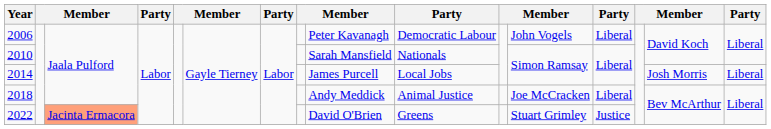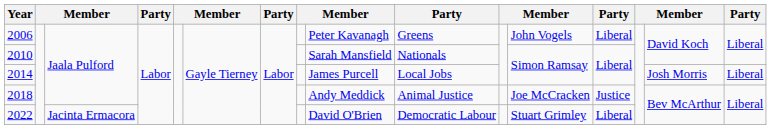(447, 34) Democratic Labour -> (415, 34) Greens
(614, 94) Liberal -> (613, 94) Justice
(91, 114) lightsalmon background -> (91, 114) no background
(415, 114) Greens -> (447, 114) Democratic Labour
(613, 114) Justice -> (614, 114) Liberal
